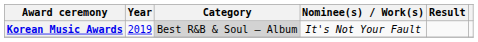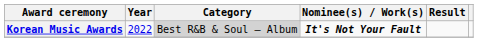(140, 29) 2019 -> (140, 29) 2022
(363, 29) normal -> (363, 29) bold
